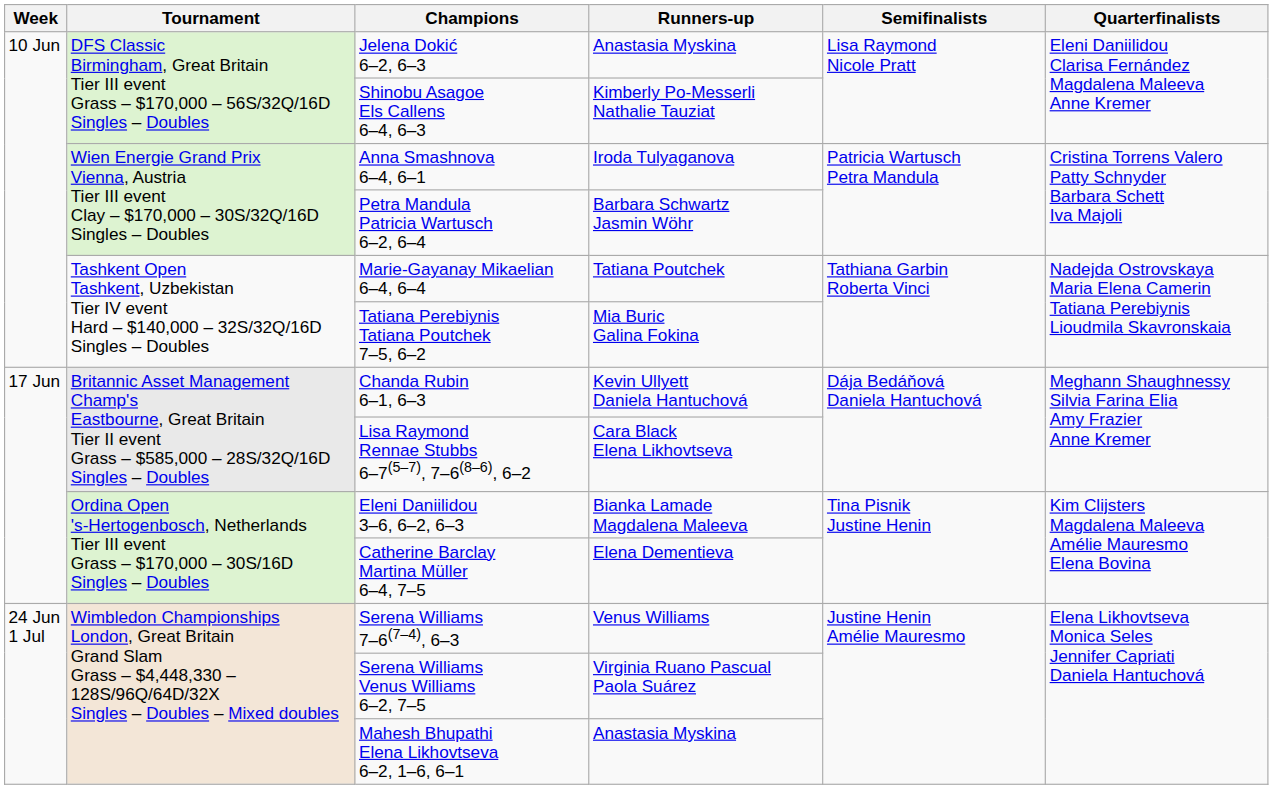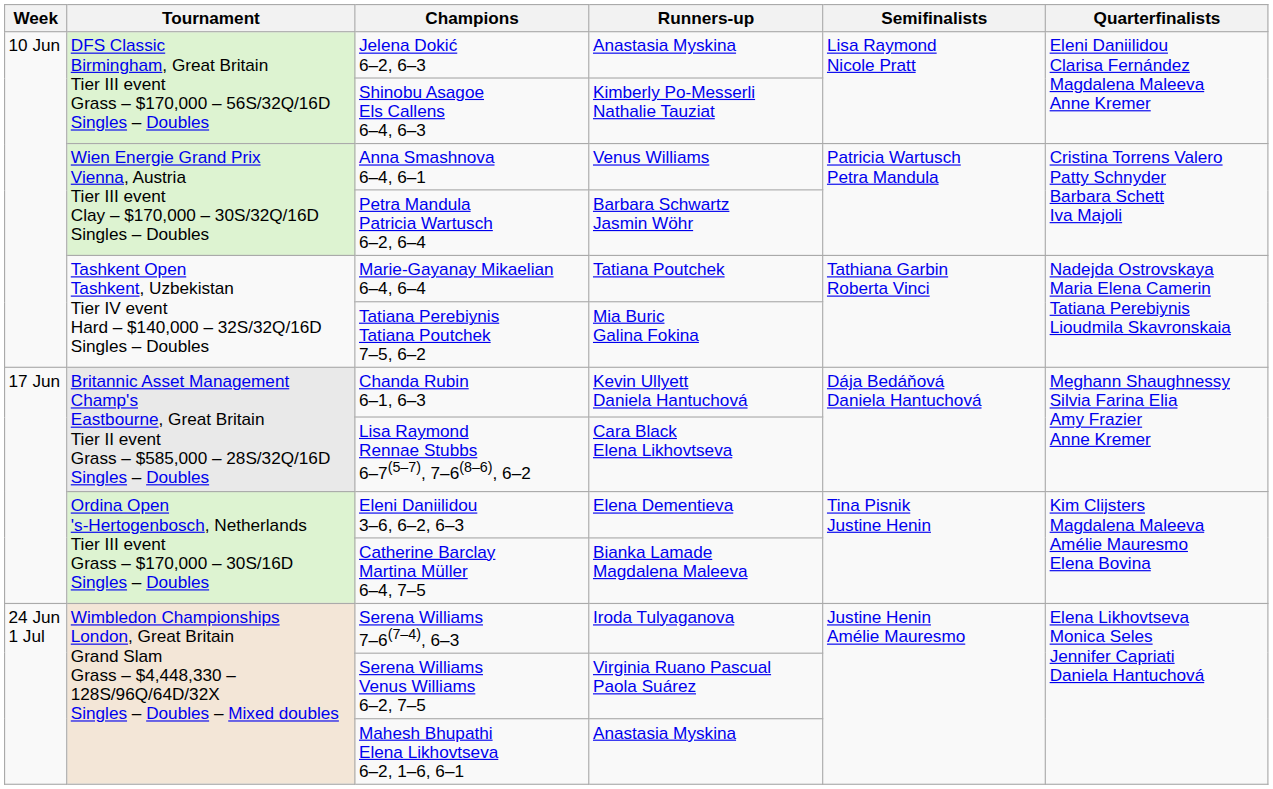(664, 158) Iroda Tulyaganova -> (651, 158) Venus Williams
(670, 514) Bianka Lamade Magdalena Maleeva -> (663, 505) Elena Dementieva
(663, 551) Elena Dementieva -> (670, 561) Bianka Lamade Magdalena Maleeva
(651, 617) Venus Williams -> (664, 617) Iroda Tulyaganova
